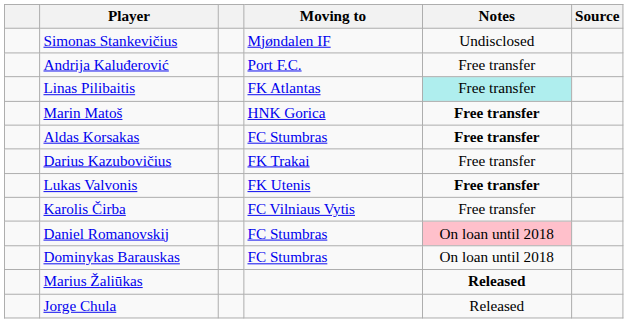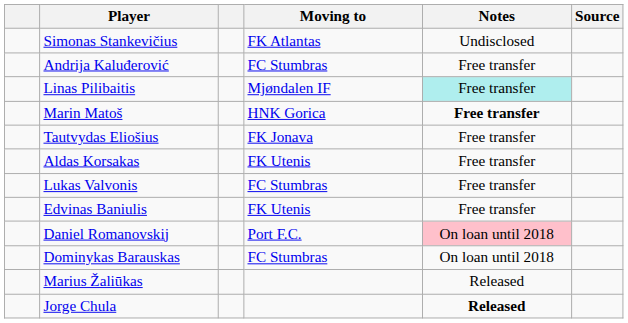(289, 40) Mjøndalen IF -> (284, 40) FK Atlantas
(275, 64) Port F.C. -> (287, 64) FC Stumbras
(284, 88) FK Atlantas -> (289, 88) Mjøndalen IF
+ row: (101, 137)
(287, 137) FC Stumbras -> (279, 161) FK Utenis
(497, 137) bold -> (497, 161) normal
- row: (107, 161)
(279, 185) FK Utenis -> (287, 185) FC Stumbras
(497, 185) bold -> (497, 185) normal
+ row: (95, 209)
- row: (85, 209)
(287, 233) FC Stumbras -> (275, 233) Port F.C.
(497, 281) bold -> (497, 281) normal
(497, 305) normal -> (497, 305) bold
